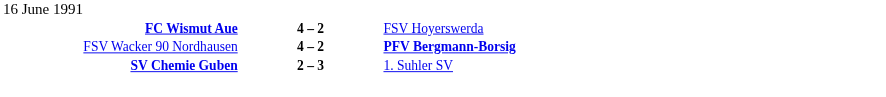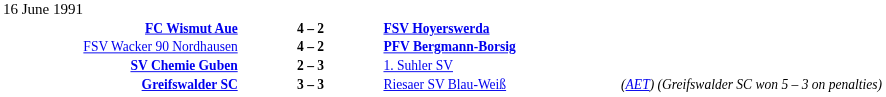(434, 28) normal -> (437, 28) bold
+ row: (190, 84)
